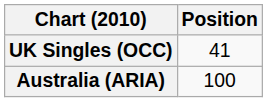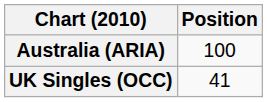rows swapped: (91, 81) <-> (91, 50)
